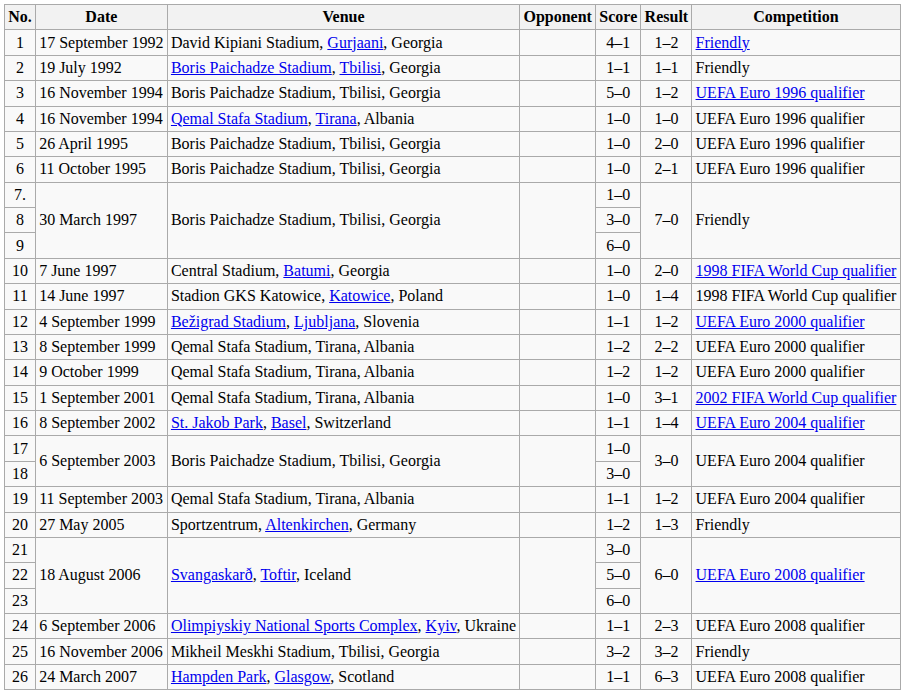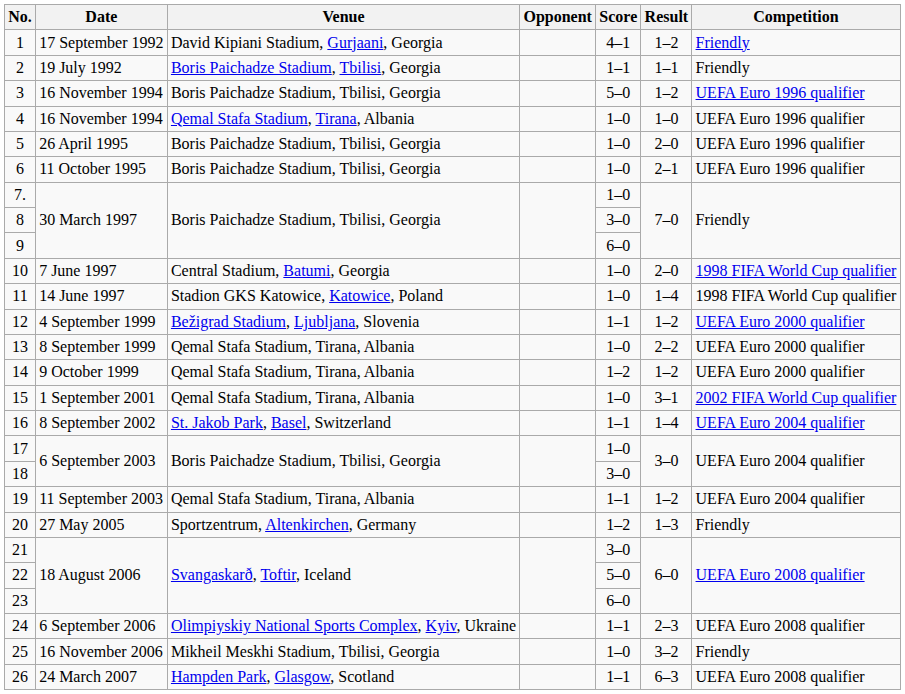(618, 347) 1–2 -> (618, 347) 1–0
(618, 651) 3–2 -> (618, 651) 1–0
